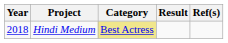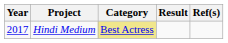(18, 30) 2018 -> (18, 30) 2017
